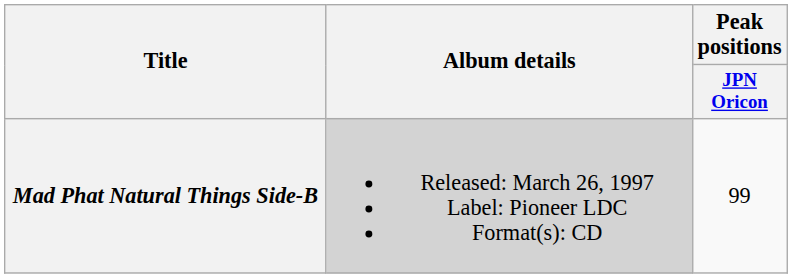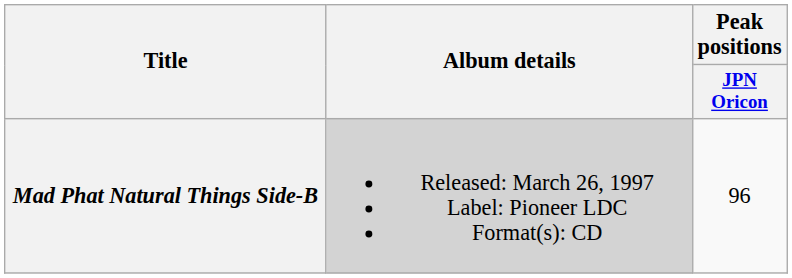(740, 195) 99 -> (740, 195) 96
